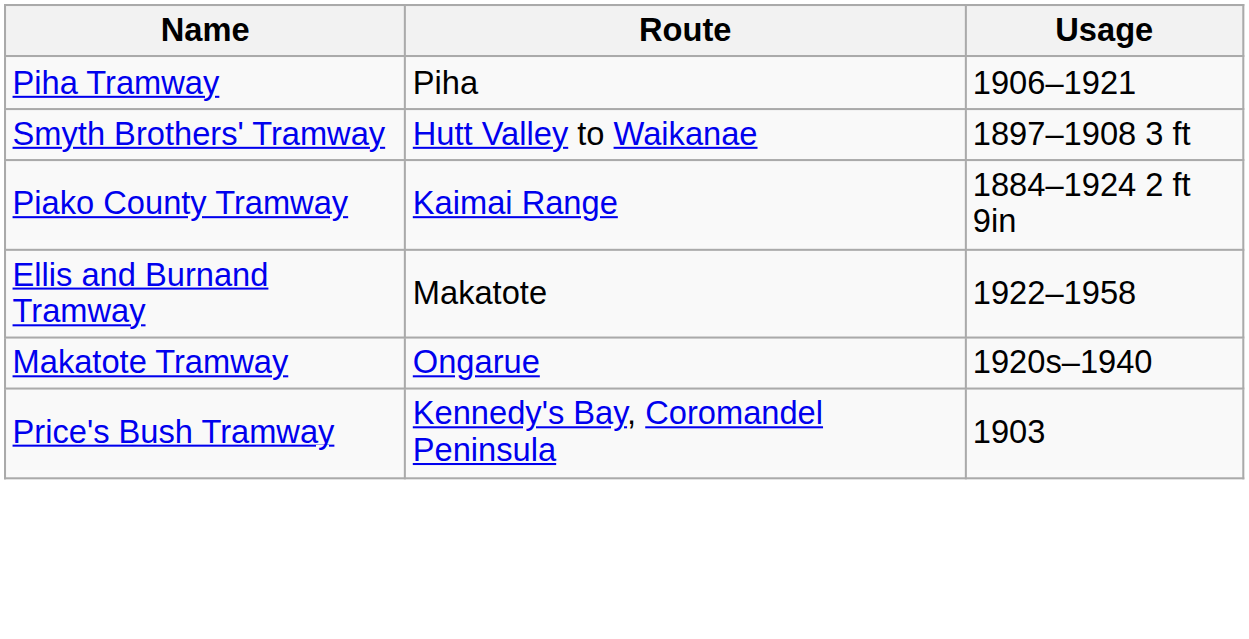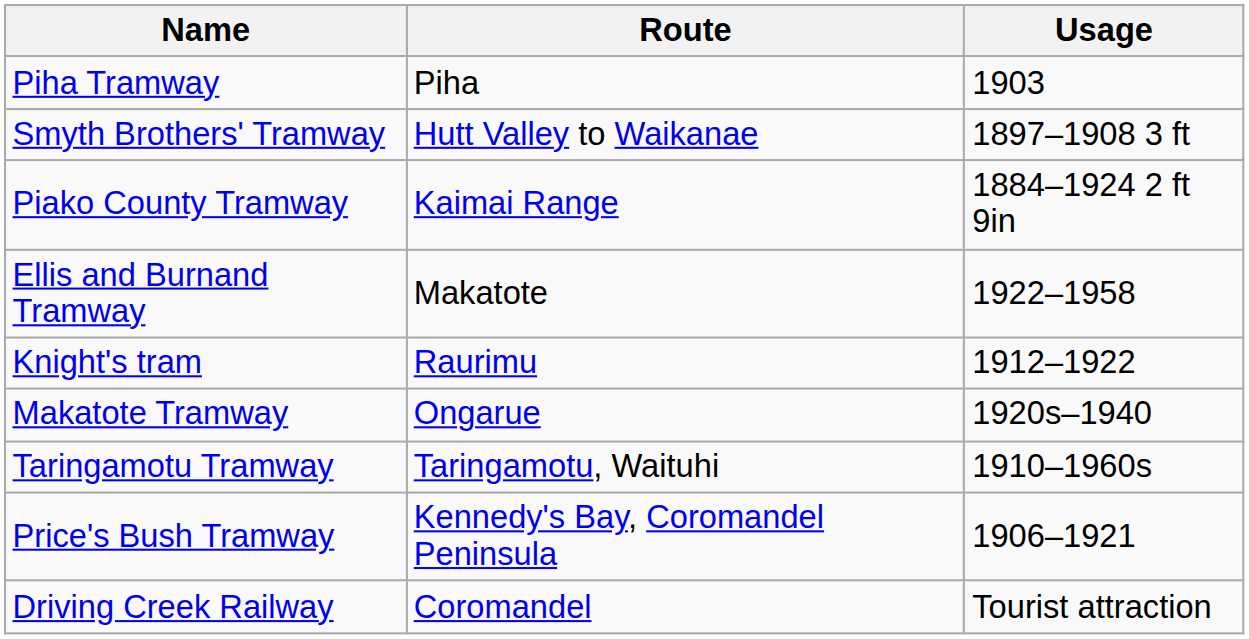(1055, 82) 1906–1921 -> (1009, 82) 1903
+ row: (107, 362)
+ row: (173, 466)
(1009, 432) 1903 -> (1054, 536) 1906–1921
+ row: (173, 606)
